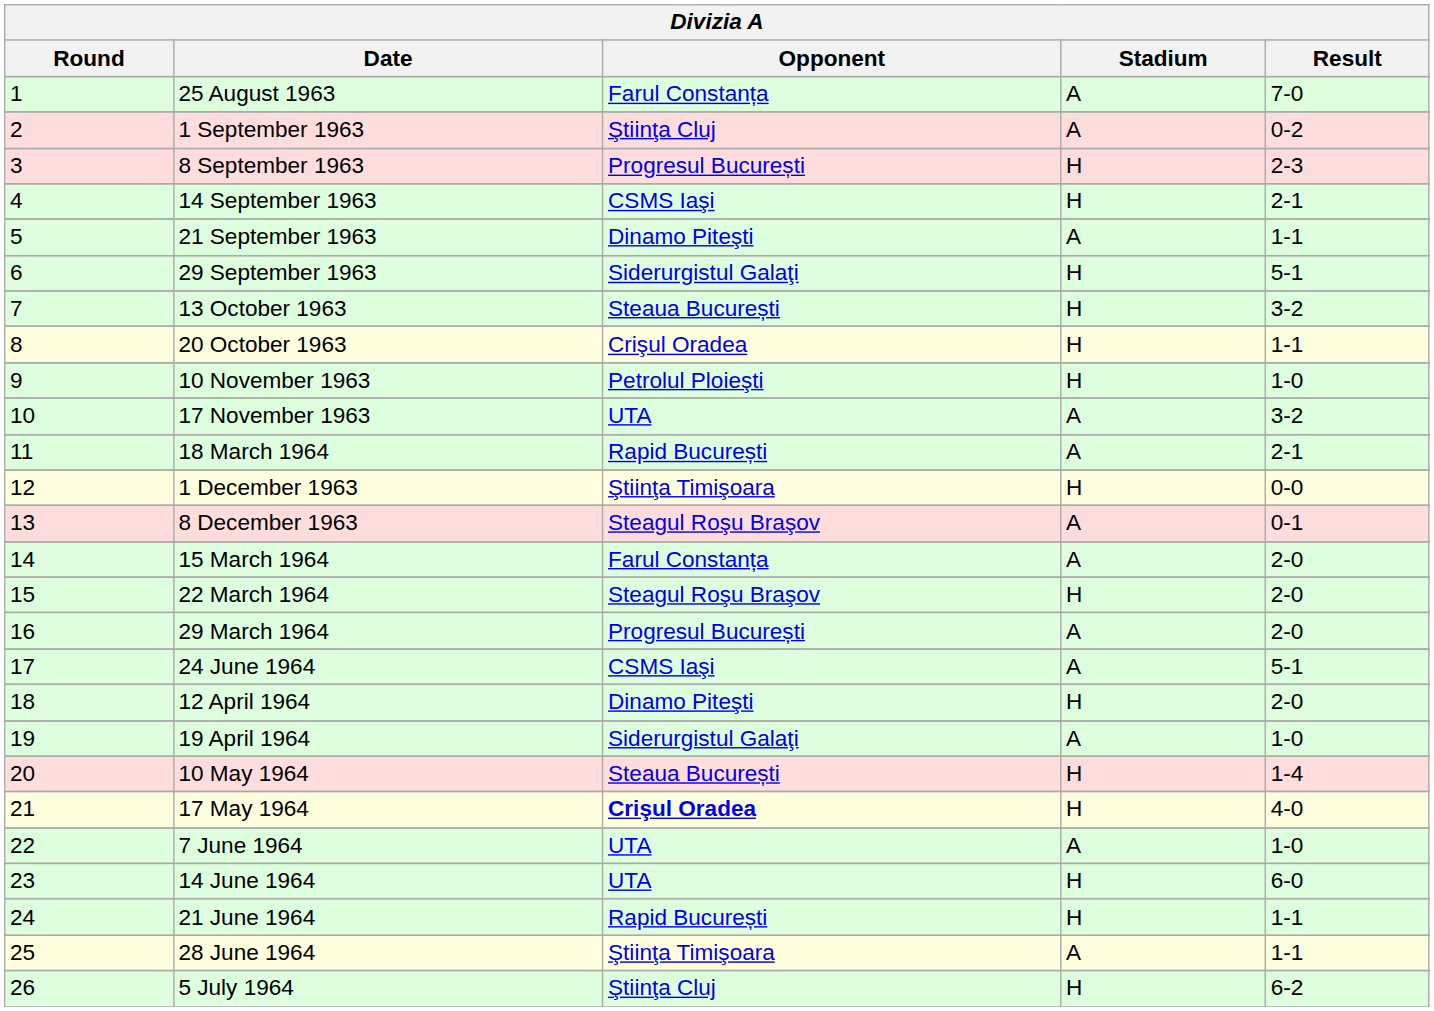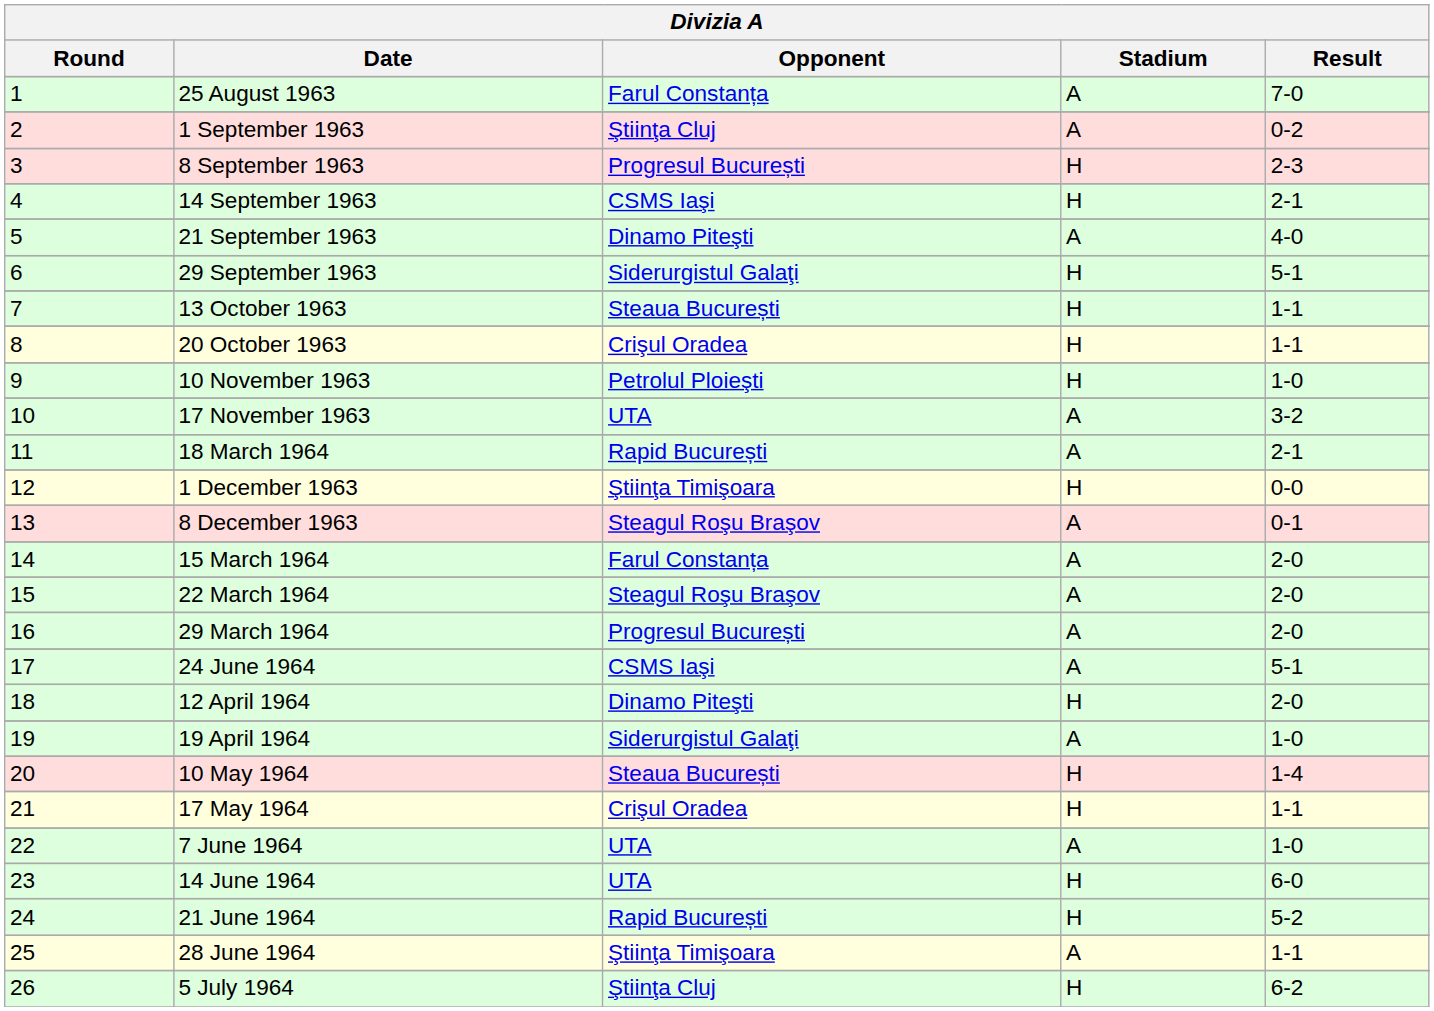(1287, 237) 1-1 -> (1287, 237) 4-0
(1287, 308) 3-2 -> (1287, 308) 1-1
(1074, 594) H -> (1074, 594) A
(682, 809) bold -> (678, 809) normal
(1287, 809) 4-0 -> (1287, 809) 1-1
(1287, 916) 1-1 -> (1287, 916) 5-2
